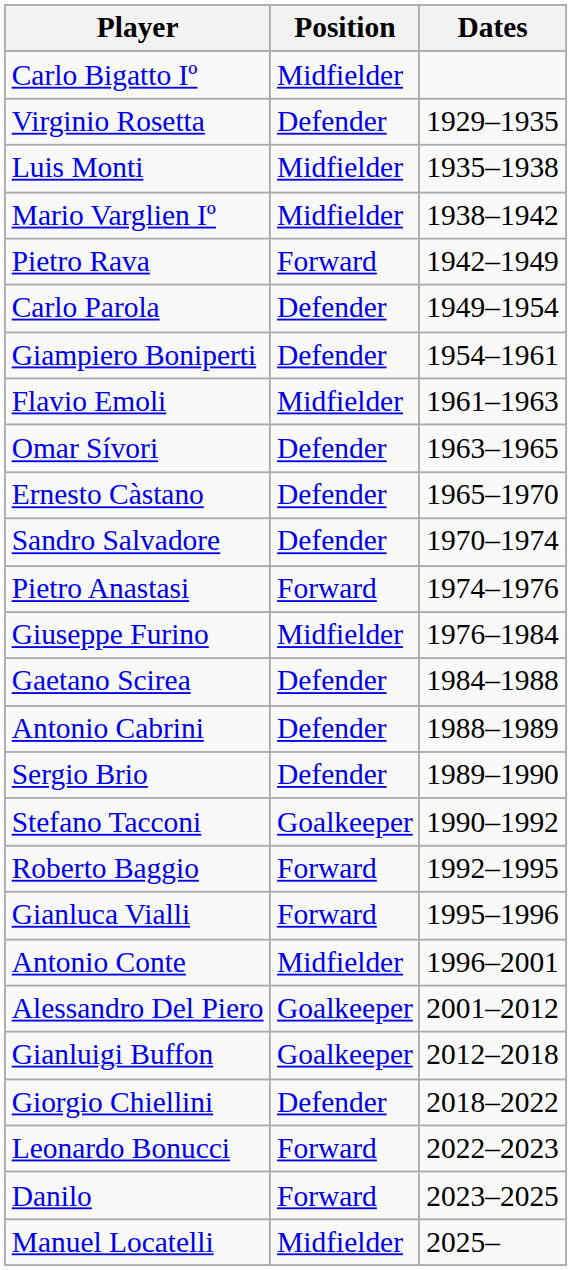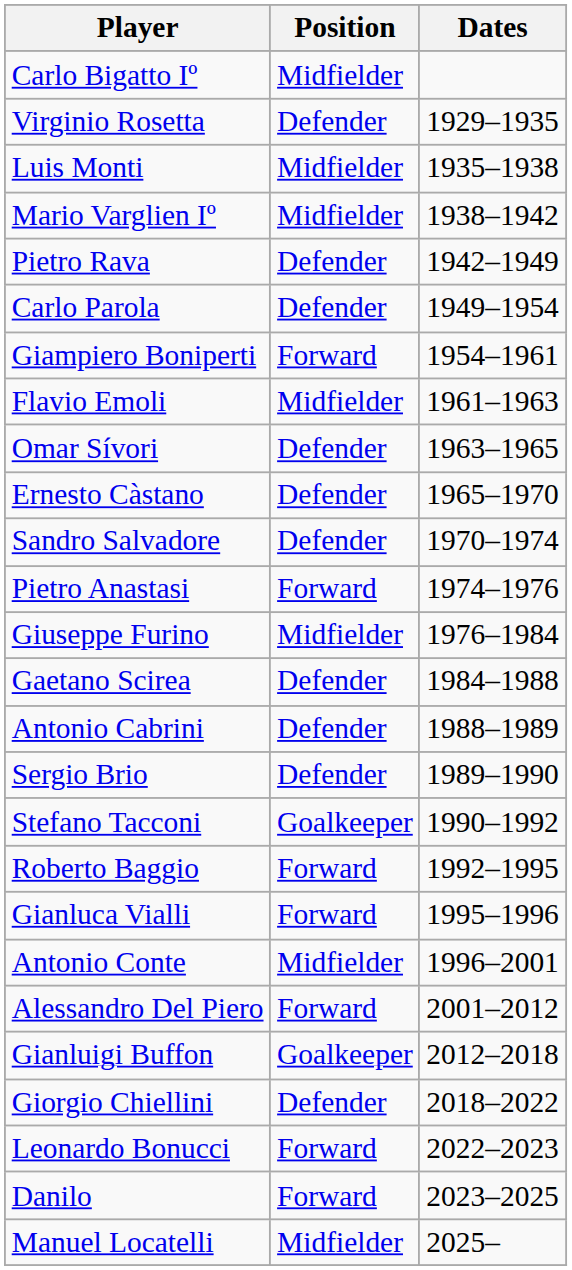(327, 261) Forward -> (332, 261) Defender
(332, 354) Defender -> (327, 354) Forward
(345, 1008) Goalkeeper -> (327, 1008) Forward
